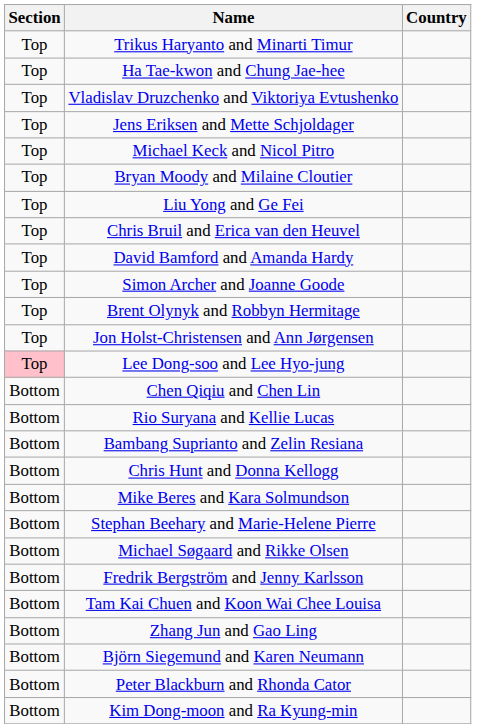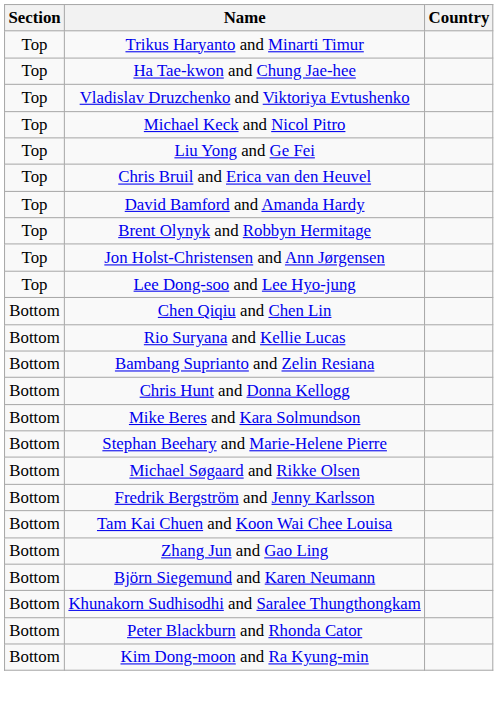- row: (233, 124)
- row: (233, 177)
- row: (233, 284)
(35, 364) pink background -> (35, 284) no background
+ row: (245, 603)
